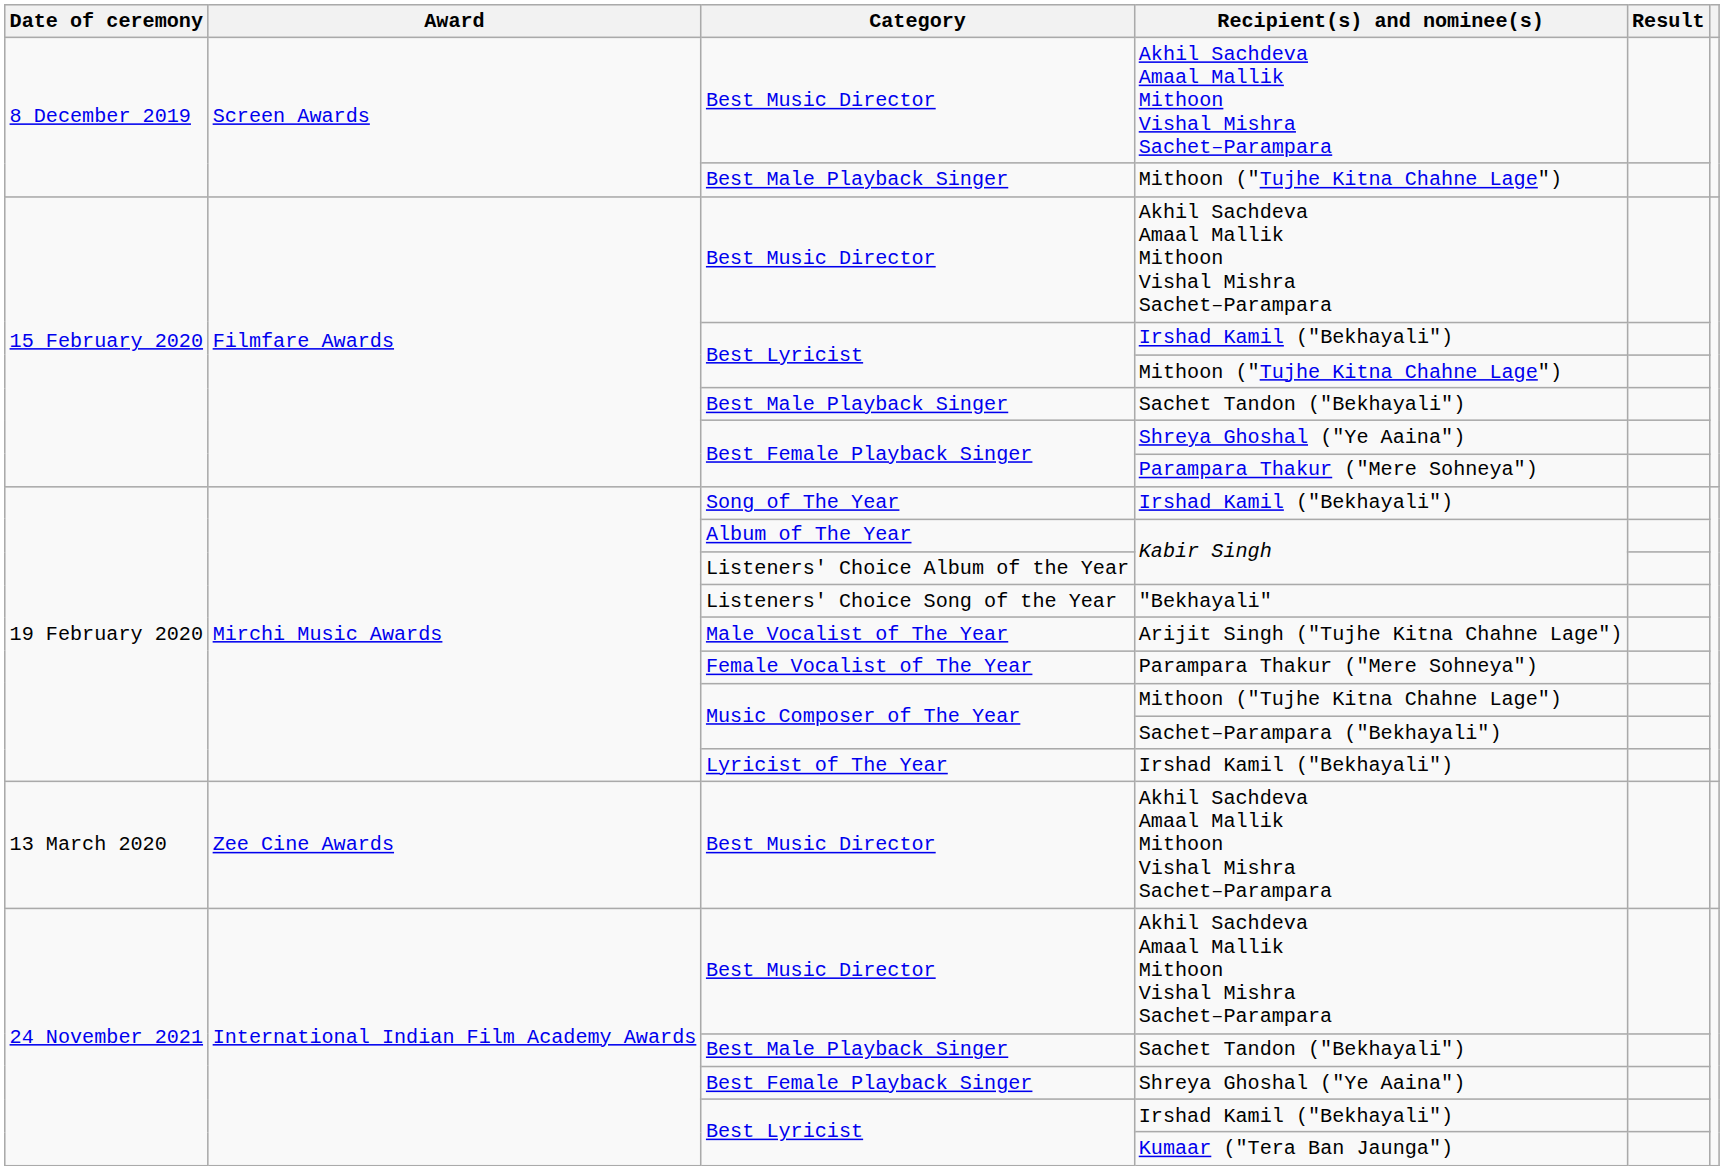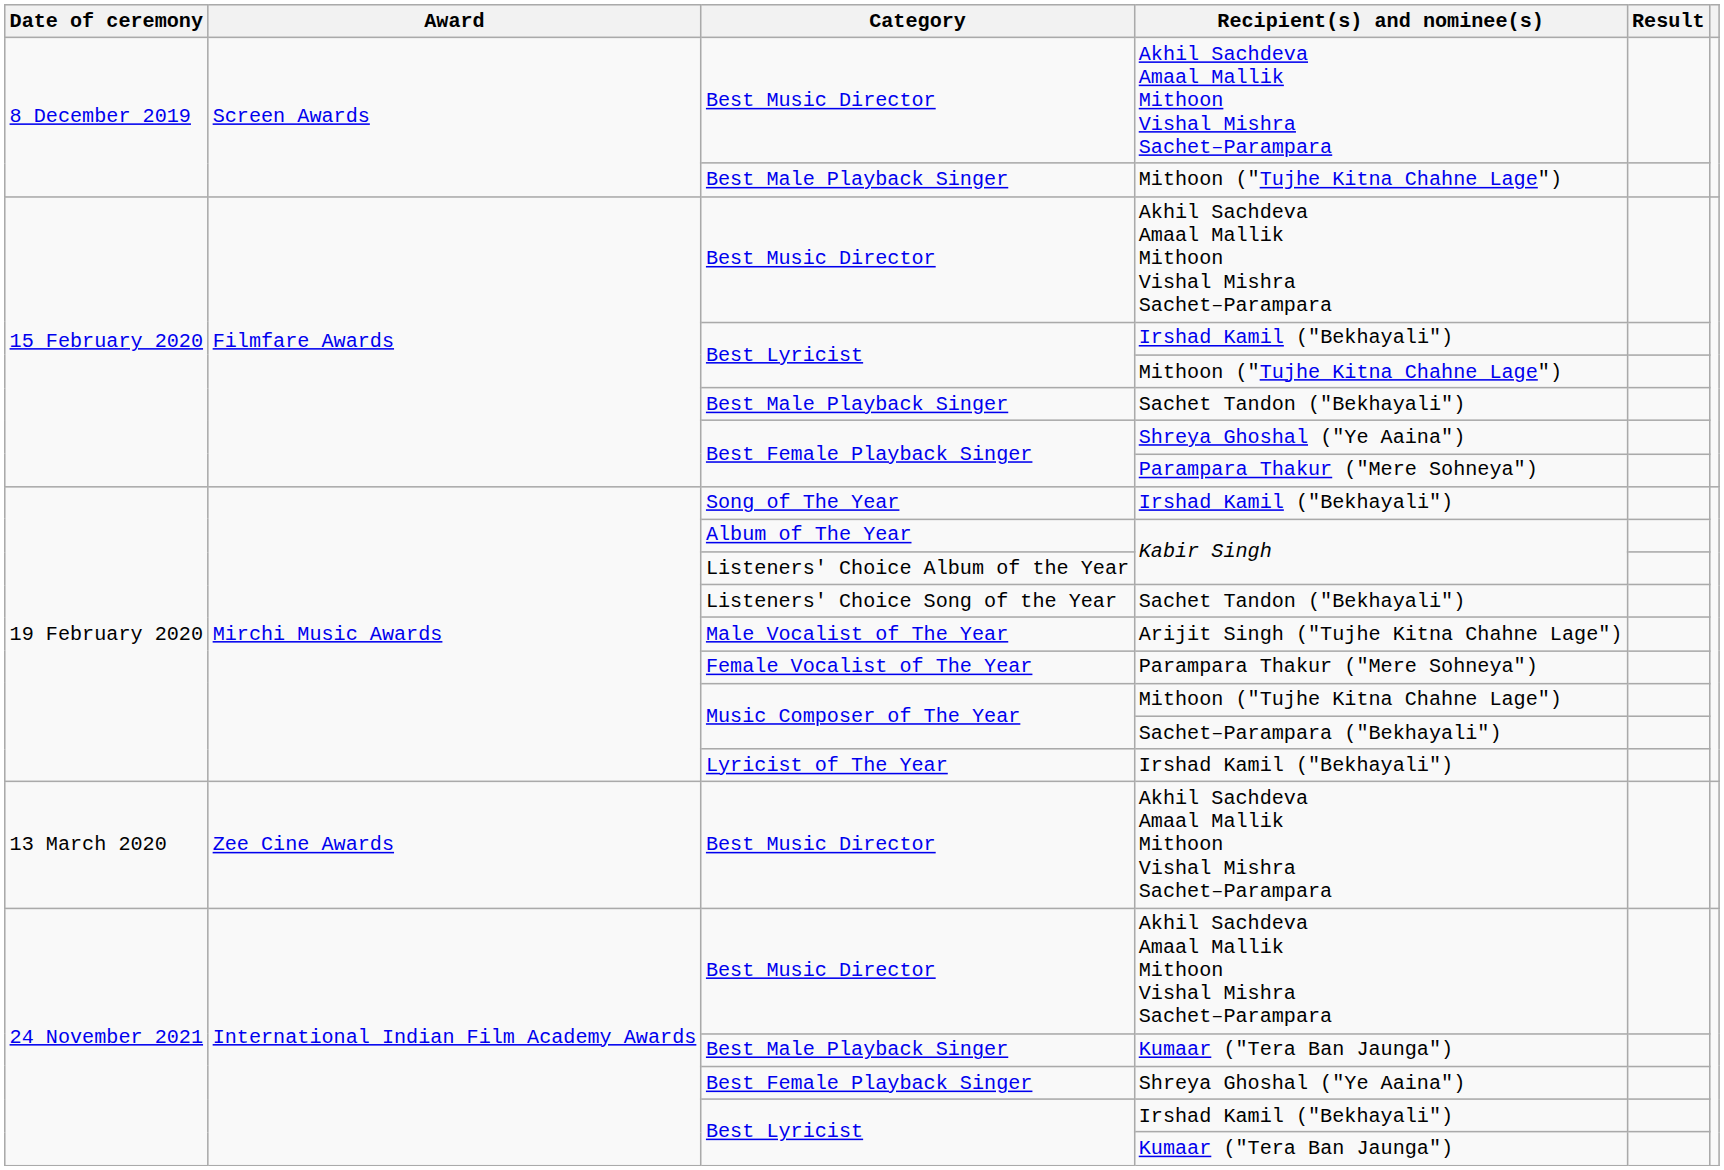(1205, 601) "Bekhayali" -> (1302, 601) Sachet Tandon ("Bekhayali")
(1302, 1050) Sachet Tandon ("Bekhayali") -> (1296, 1050) Kumaar ("Tera Ban Jaunga")
